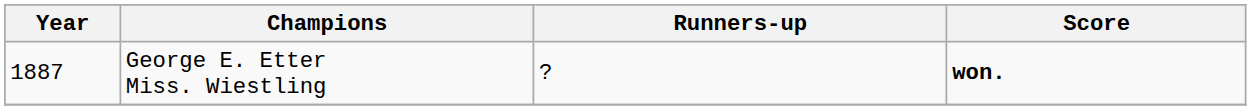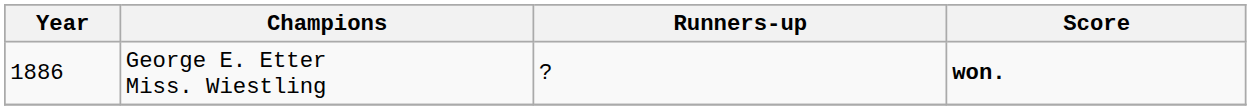(37, 73) 1887 -> (37, 73) 1886
